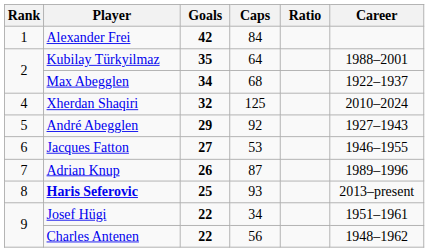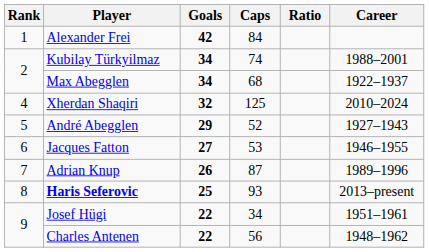(205, 59) 35 -> (205, 59) 34
(255, 59) 64 -> (255, 59) 74
(255, 125) 92 -> (255, 125) 52
